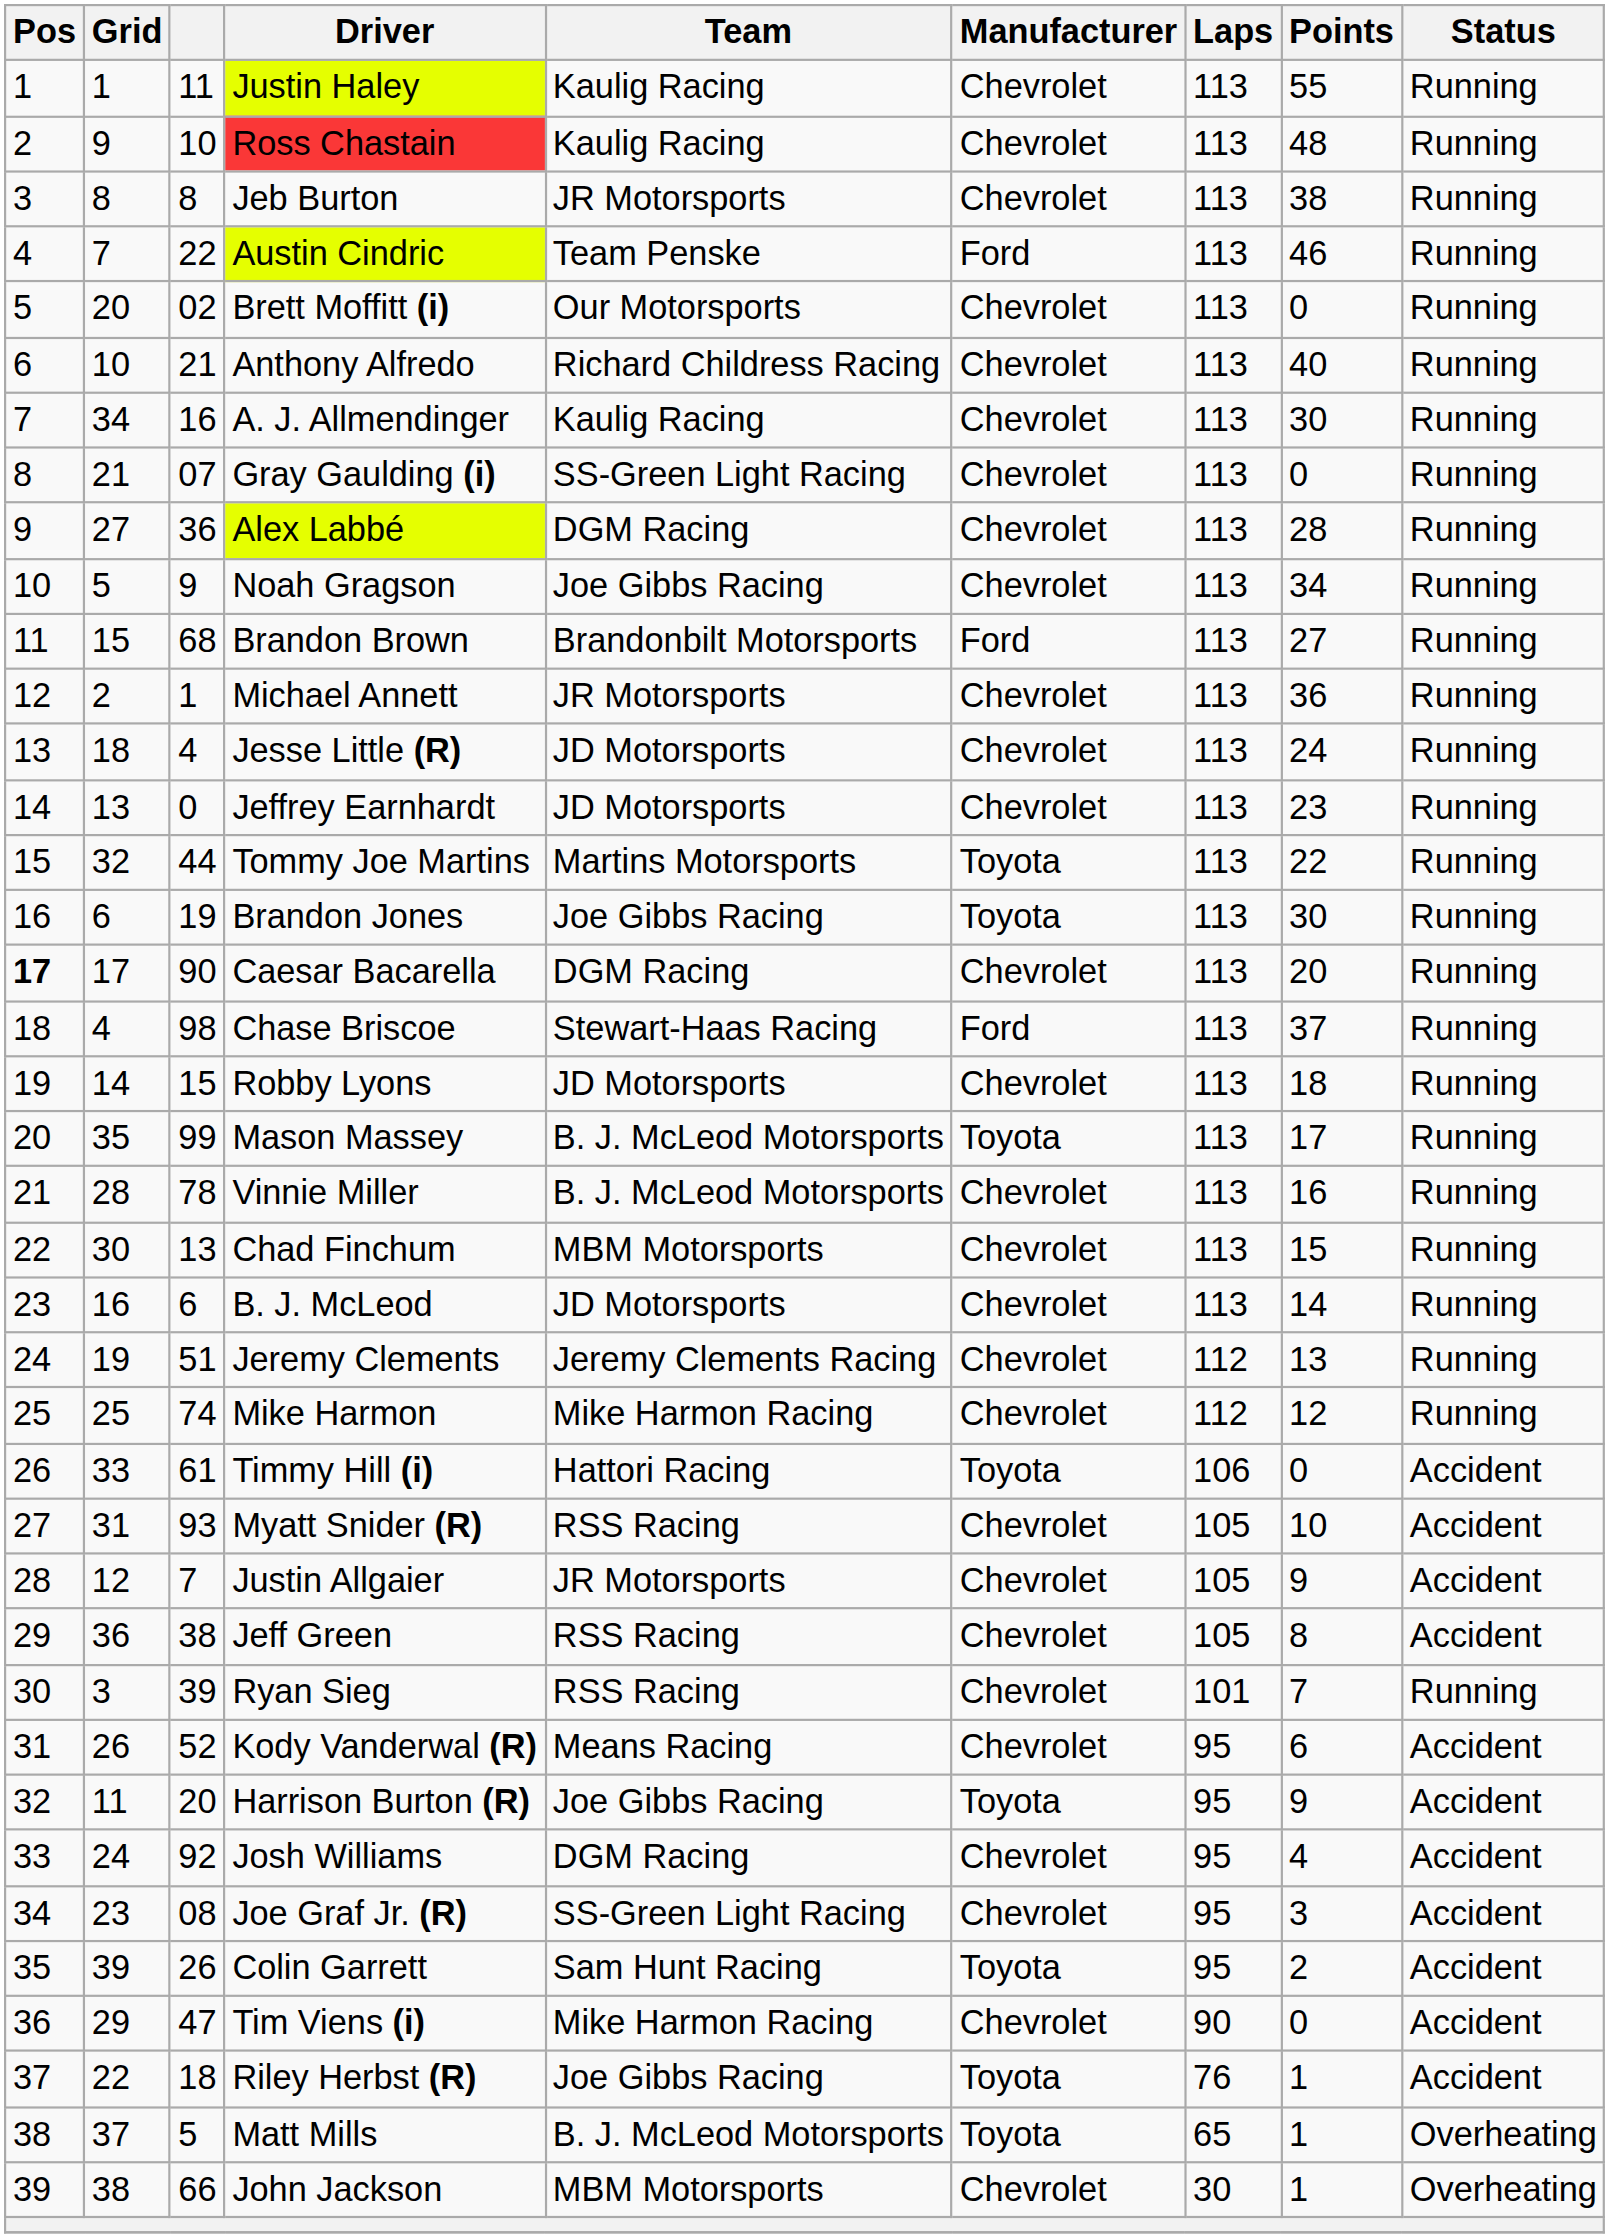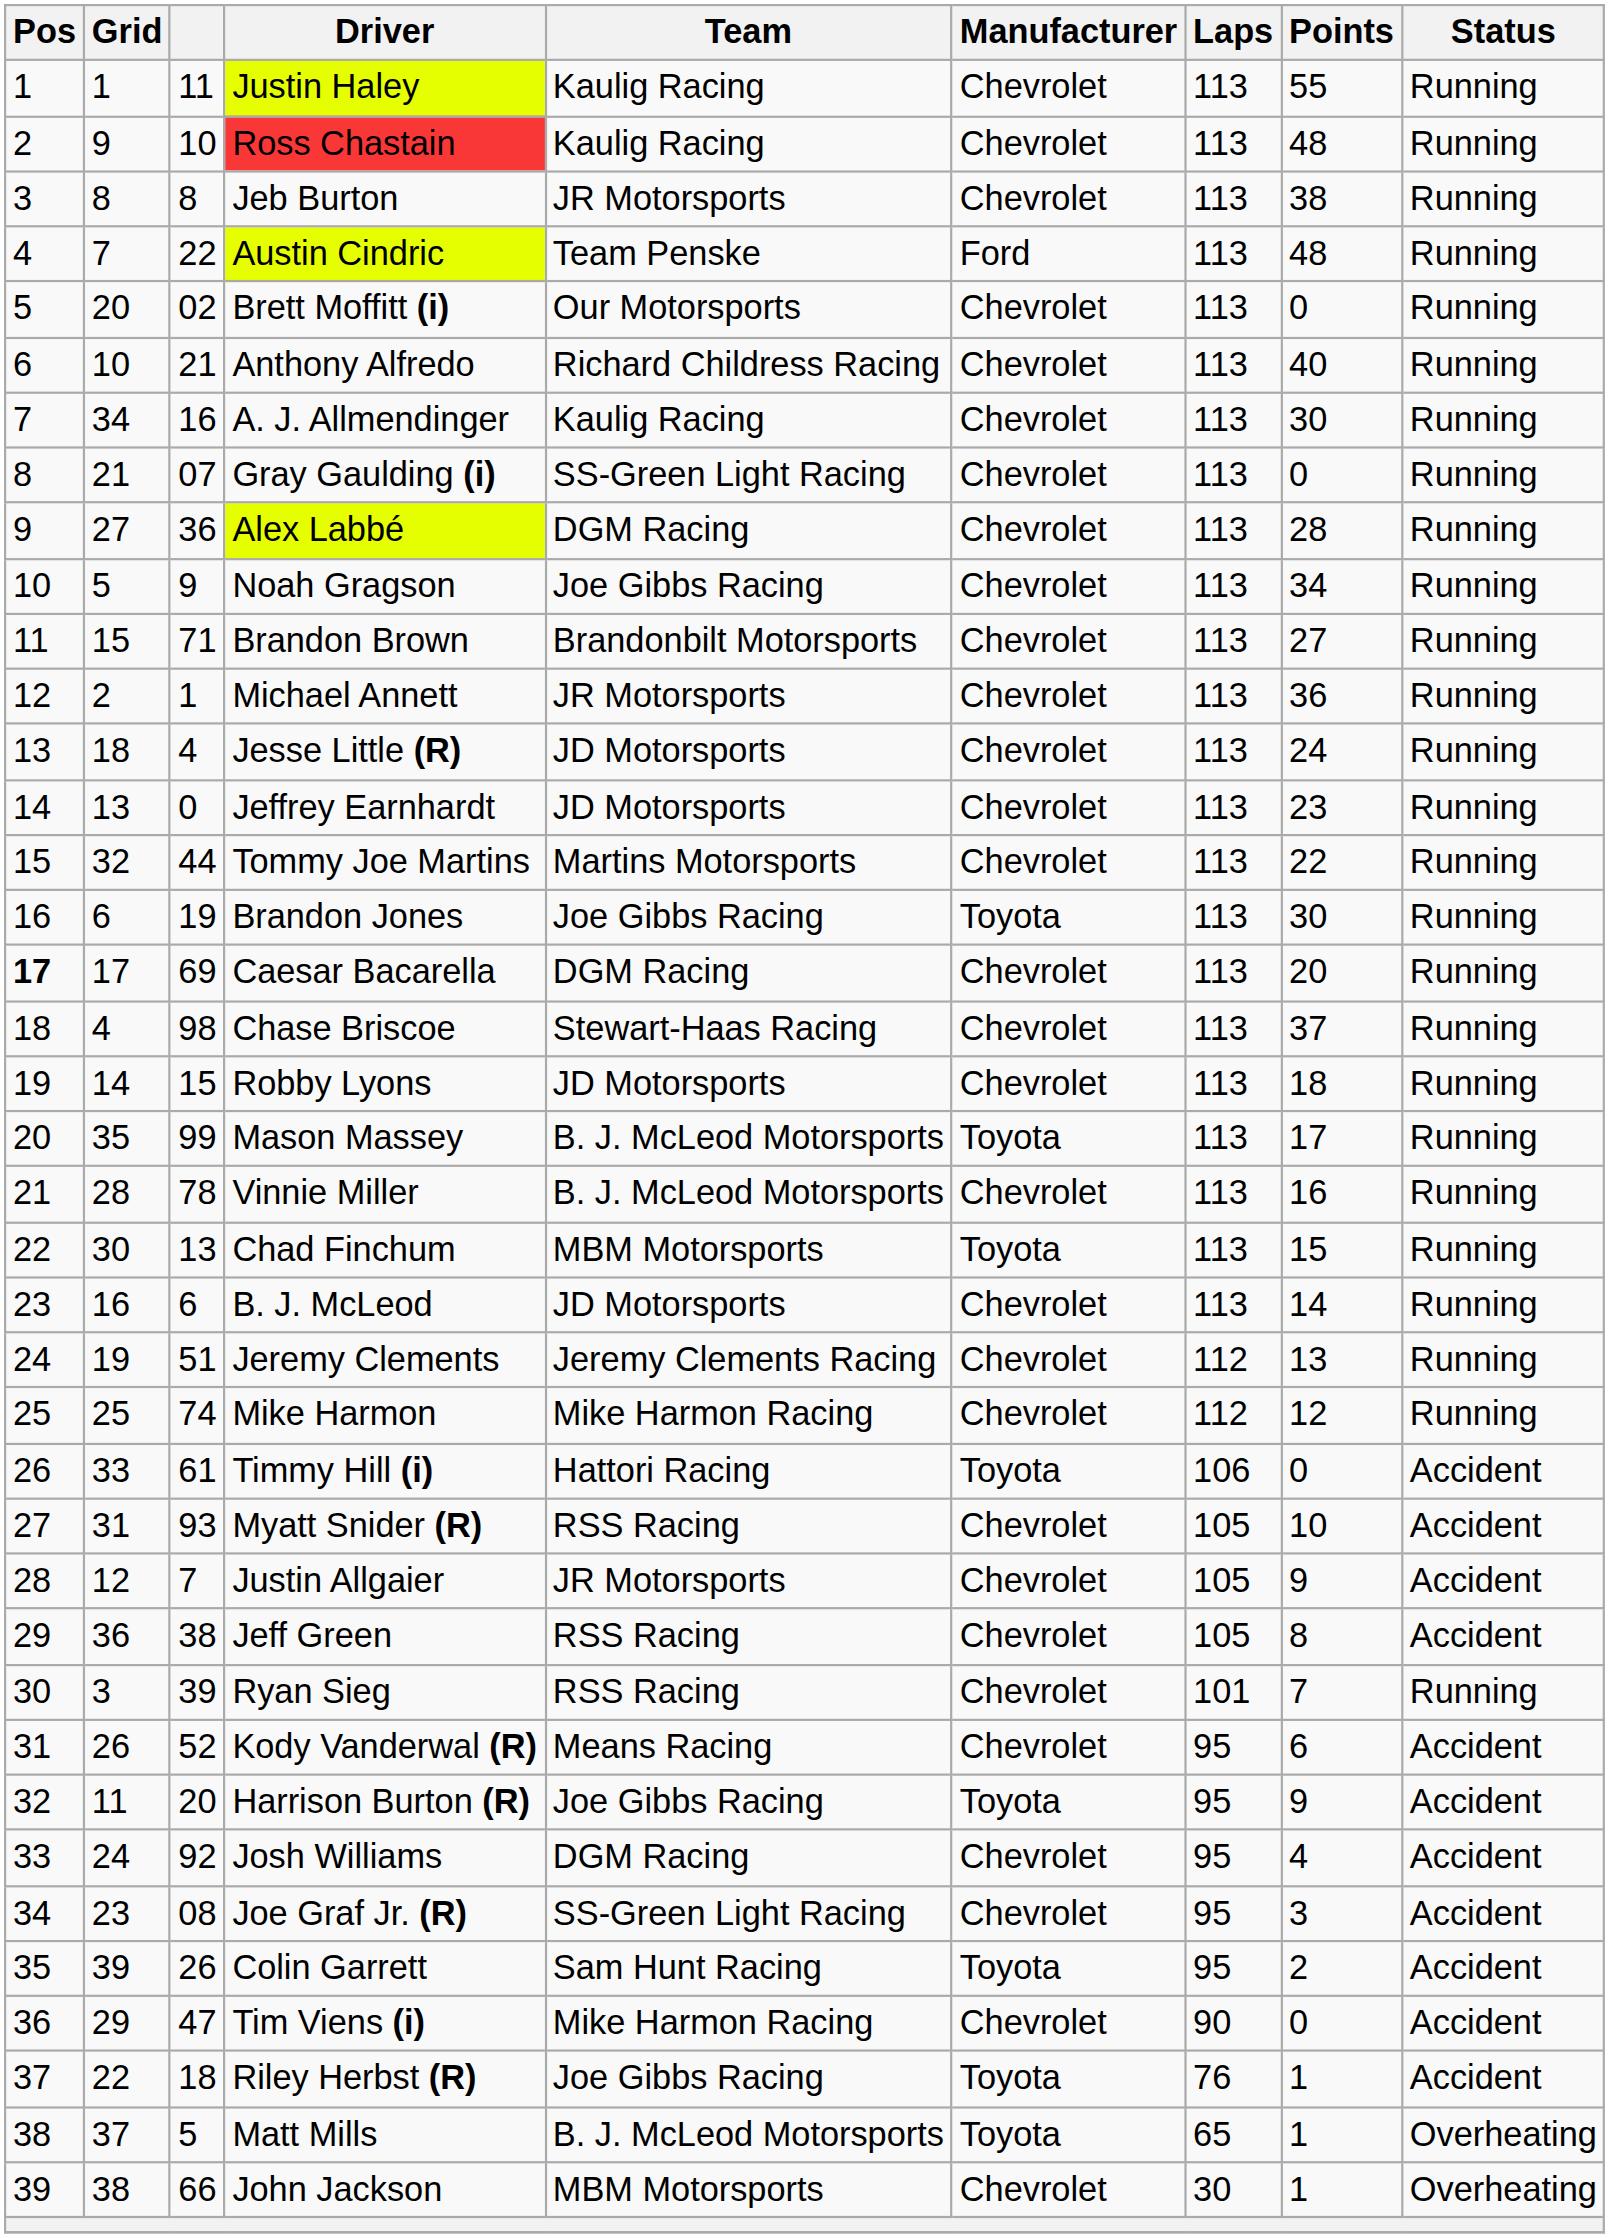(1308, 253) 46 -> (1308, 253) 48
(197, 640) 68 -> (197, 640) 71
(995, 640) Ford -> (1033, 640) Chevrolet
(1010, 861) Toyota -> (1033, 861) Chevrolet
(197, 971) 90 -> (197, 971) 69
(995, 1027) Ford -> (1033, 1027) Chevrolet
(1033, 1248) Chevrolet -> (1010, 1248) Toyota
